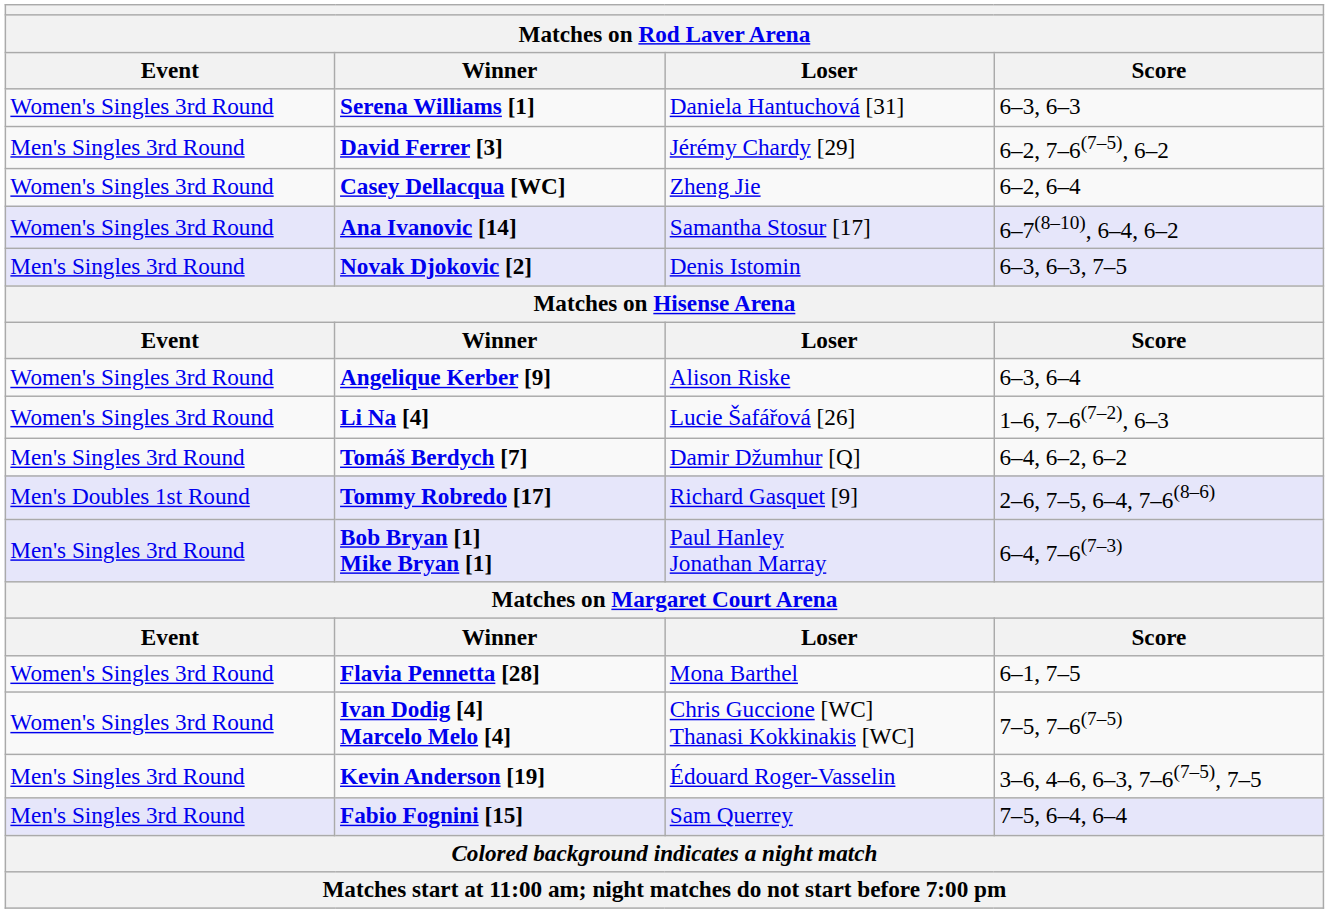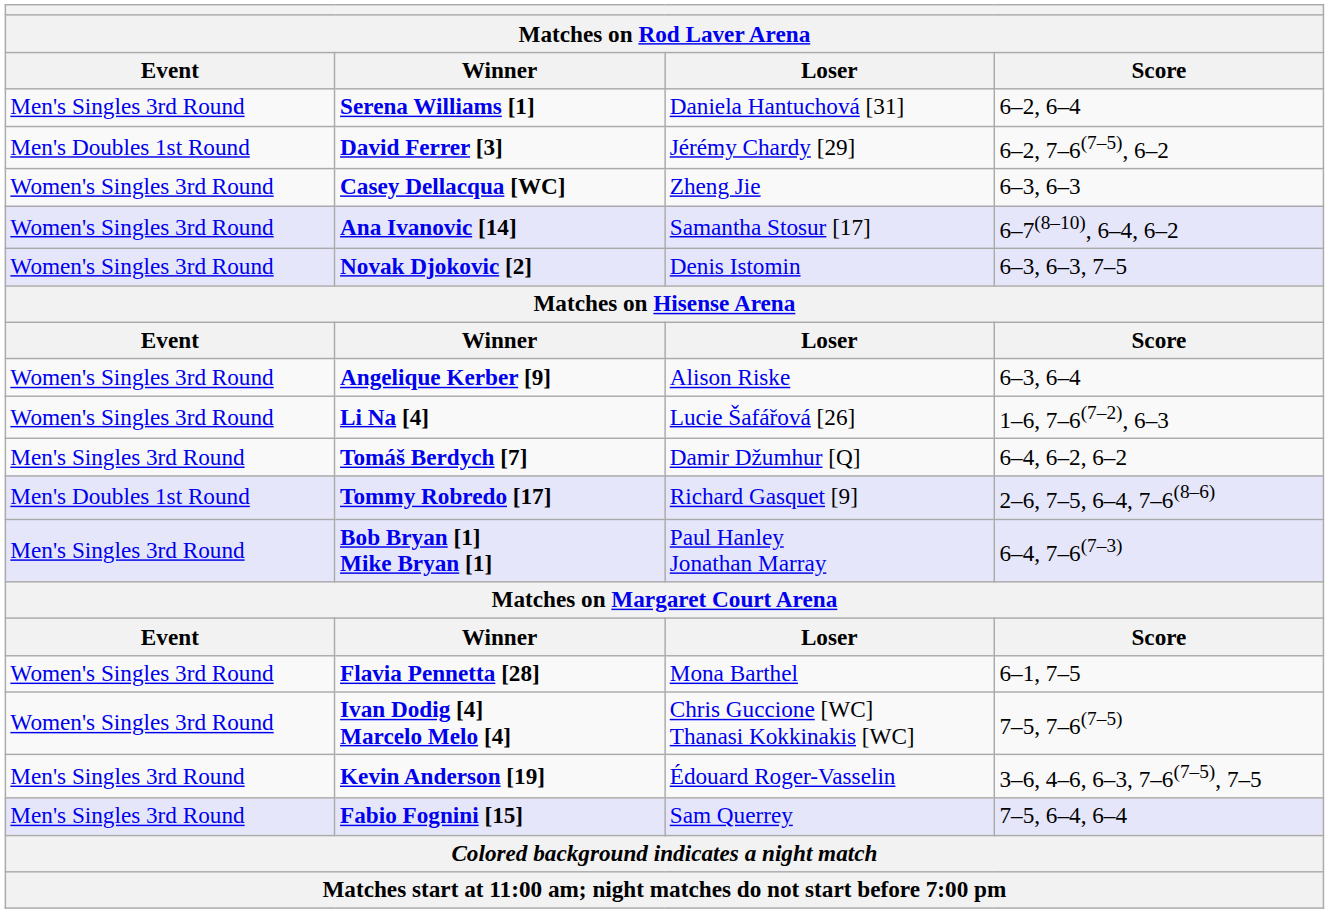(142, 107) Women's Singles 3rd Round -> (127, 107) Men's Singles 3rd Round
(1040, 107) 6–3, 6–3 -> (1040, 107) 6–2, 6–4
(127, 147) Men's Singles 3rd Round -> (130, 147) Men's Doubles 1st Round
(1040, 187) 6–2, 6–4 -> (1040, 187) 6–3, 6–3
(127, 266) Men's Singles 3rd Round -> (142, 266) Women's Singles 3rd Round
